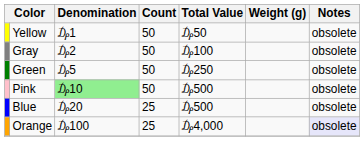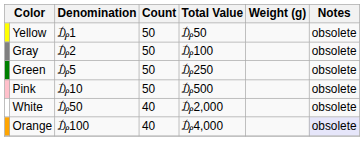(70, 88) lightgreen background -> (70, 88) no background
- row: (24, 107)
+ row: (28, 107)
(148, 126) 25 -> (148, 126) 40
